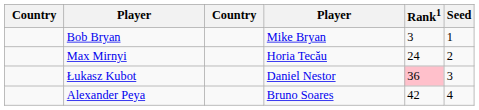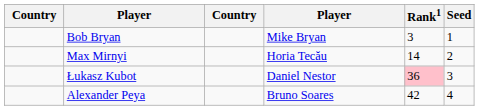(413, 56) 24 -> (413, 56) 14
